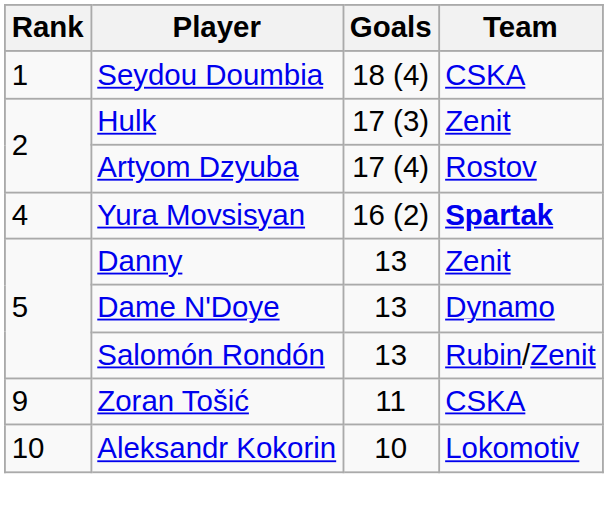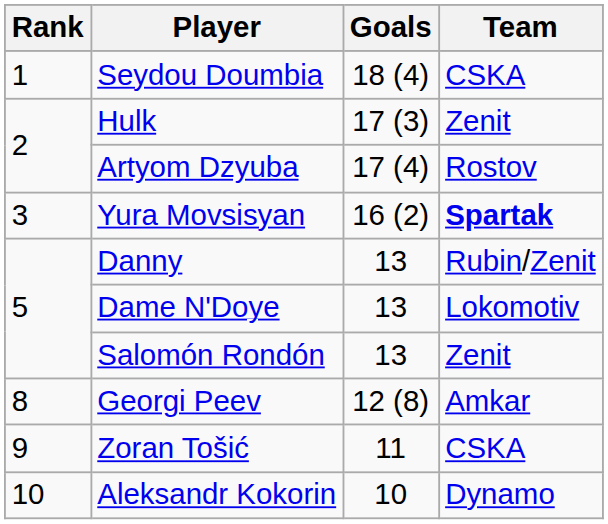(20, 214) 4 -> (20, 214) 3
(478, 261) Zenit -> (520, 261) Rubin/Zenit
(500, 307) Dynamo -> (512, 307) Lokomotiv
(520, 354) Rubin/Zenit -> (478, 354) Zenit
+ row: (179, 401)
(512, 448) Lokomotiv -> (500, 494) Dynamo
